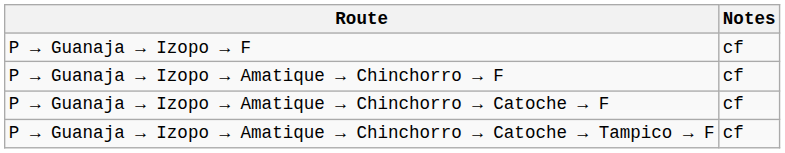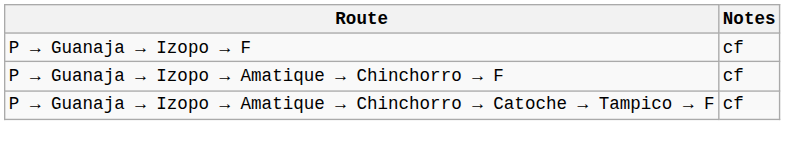- row: (309, 105)
